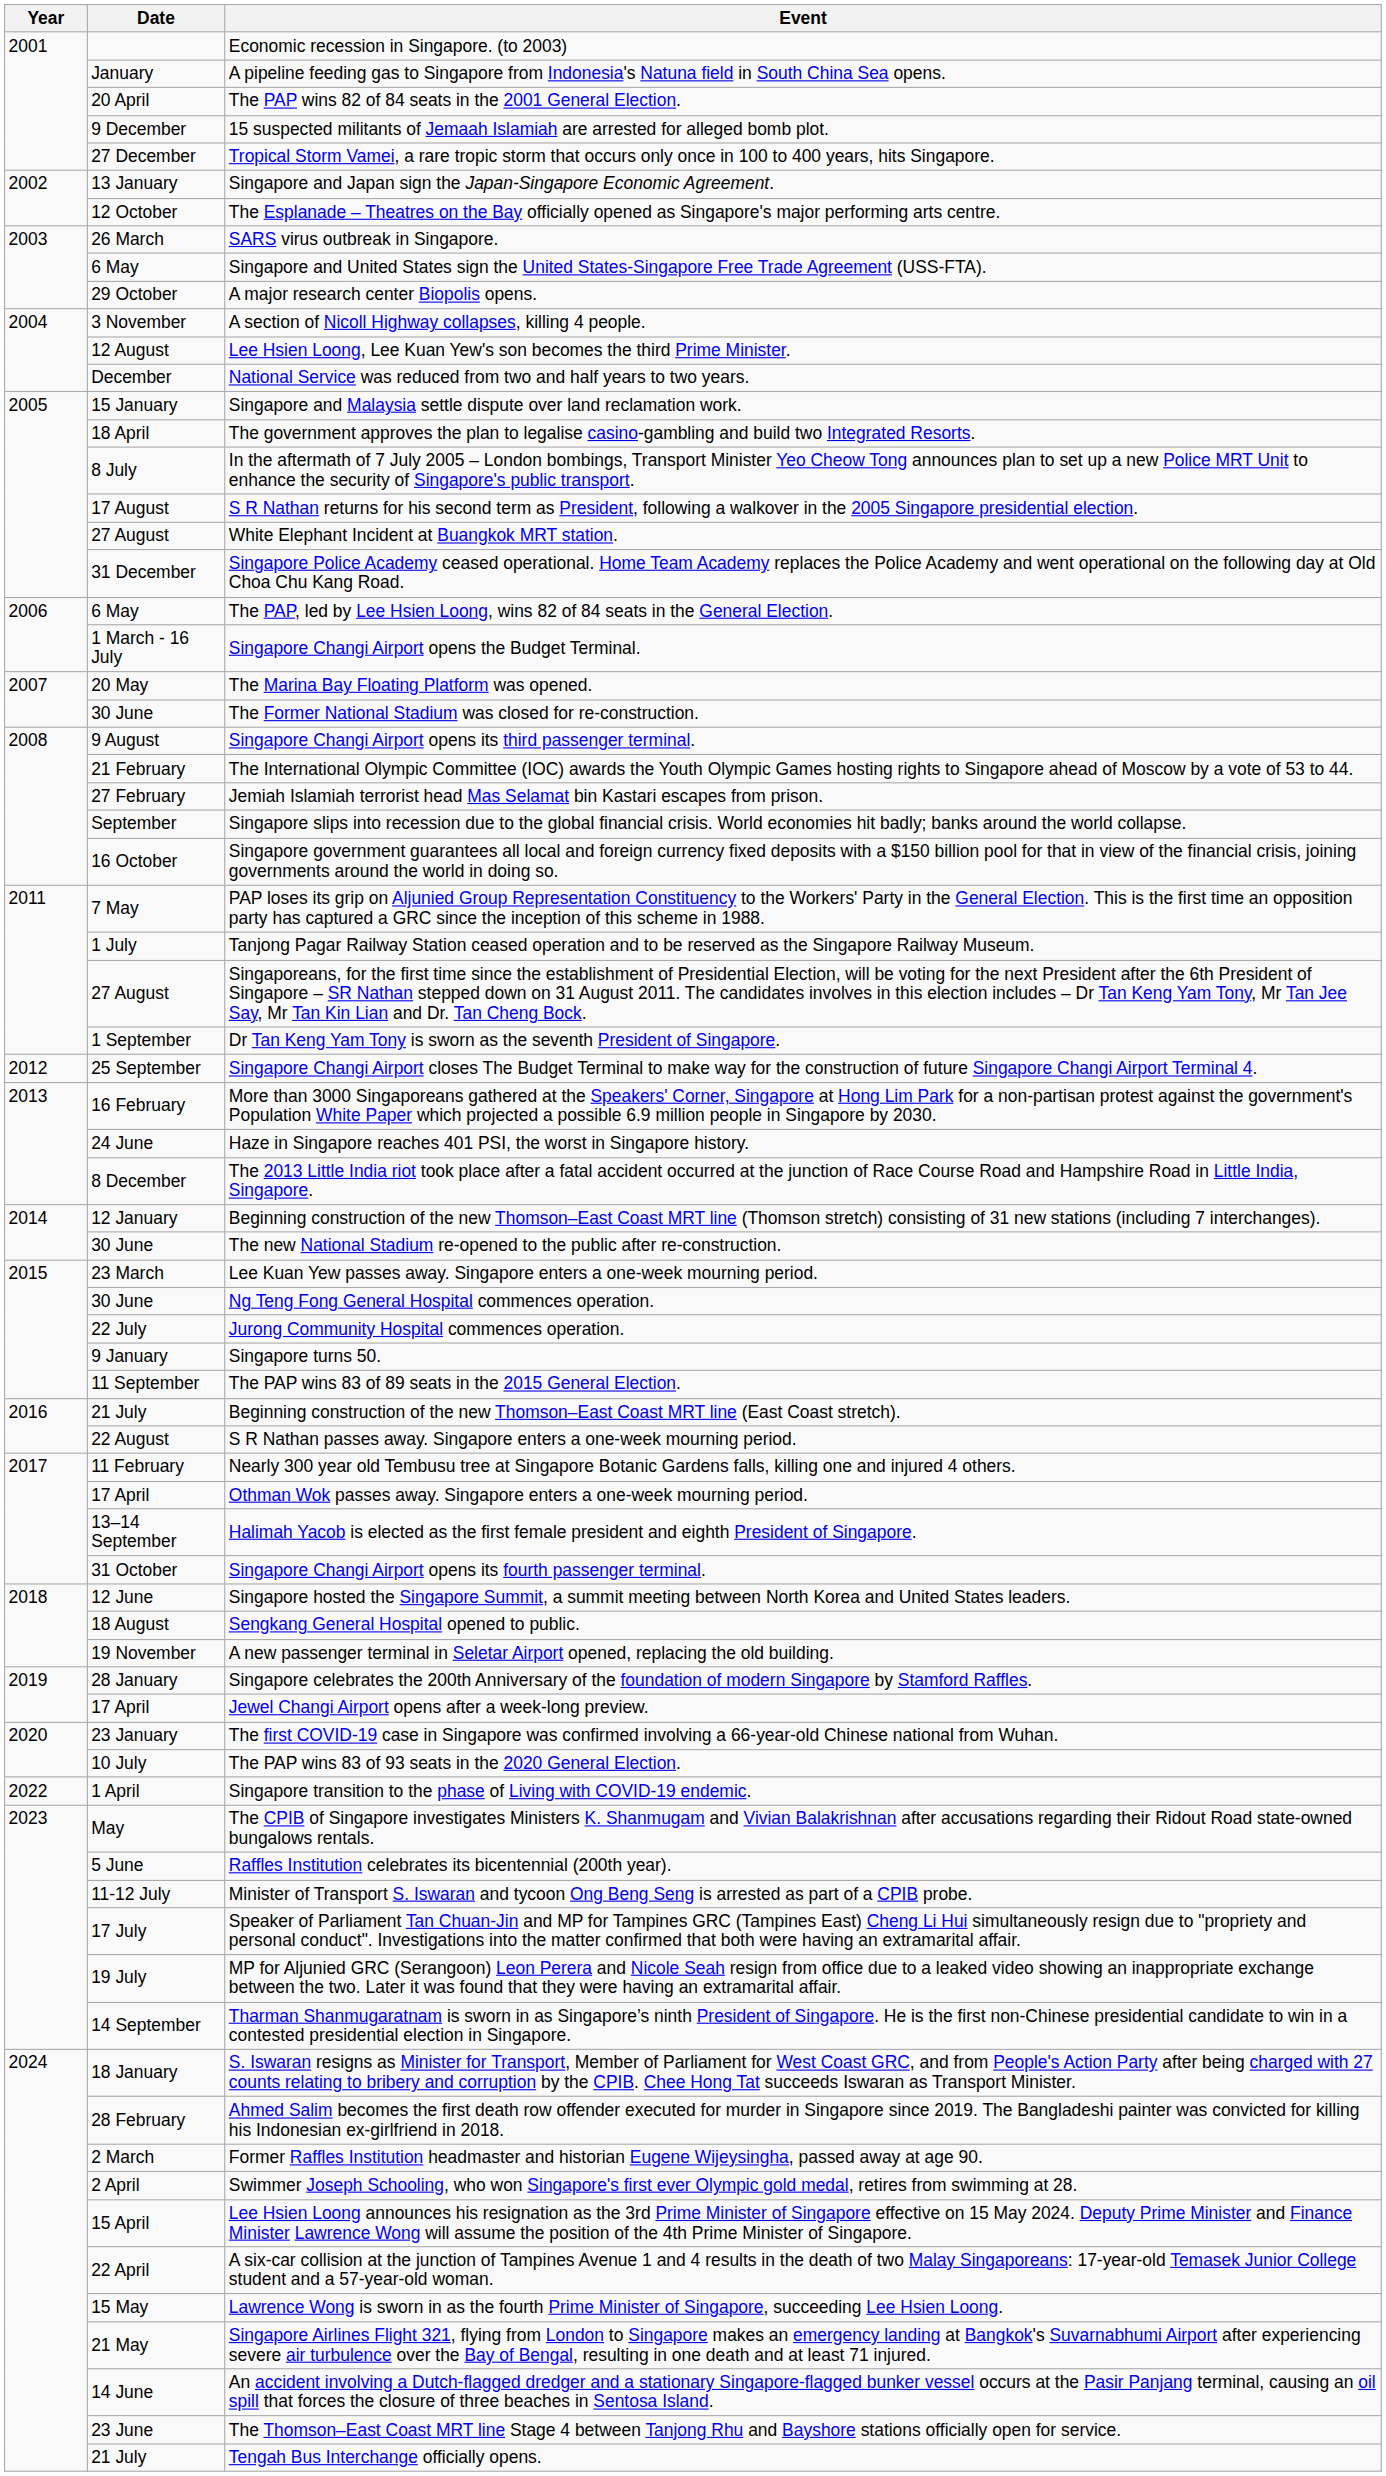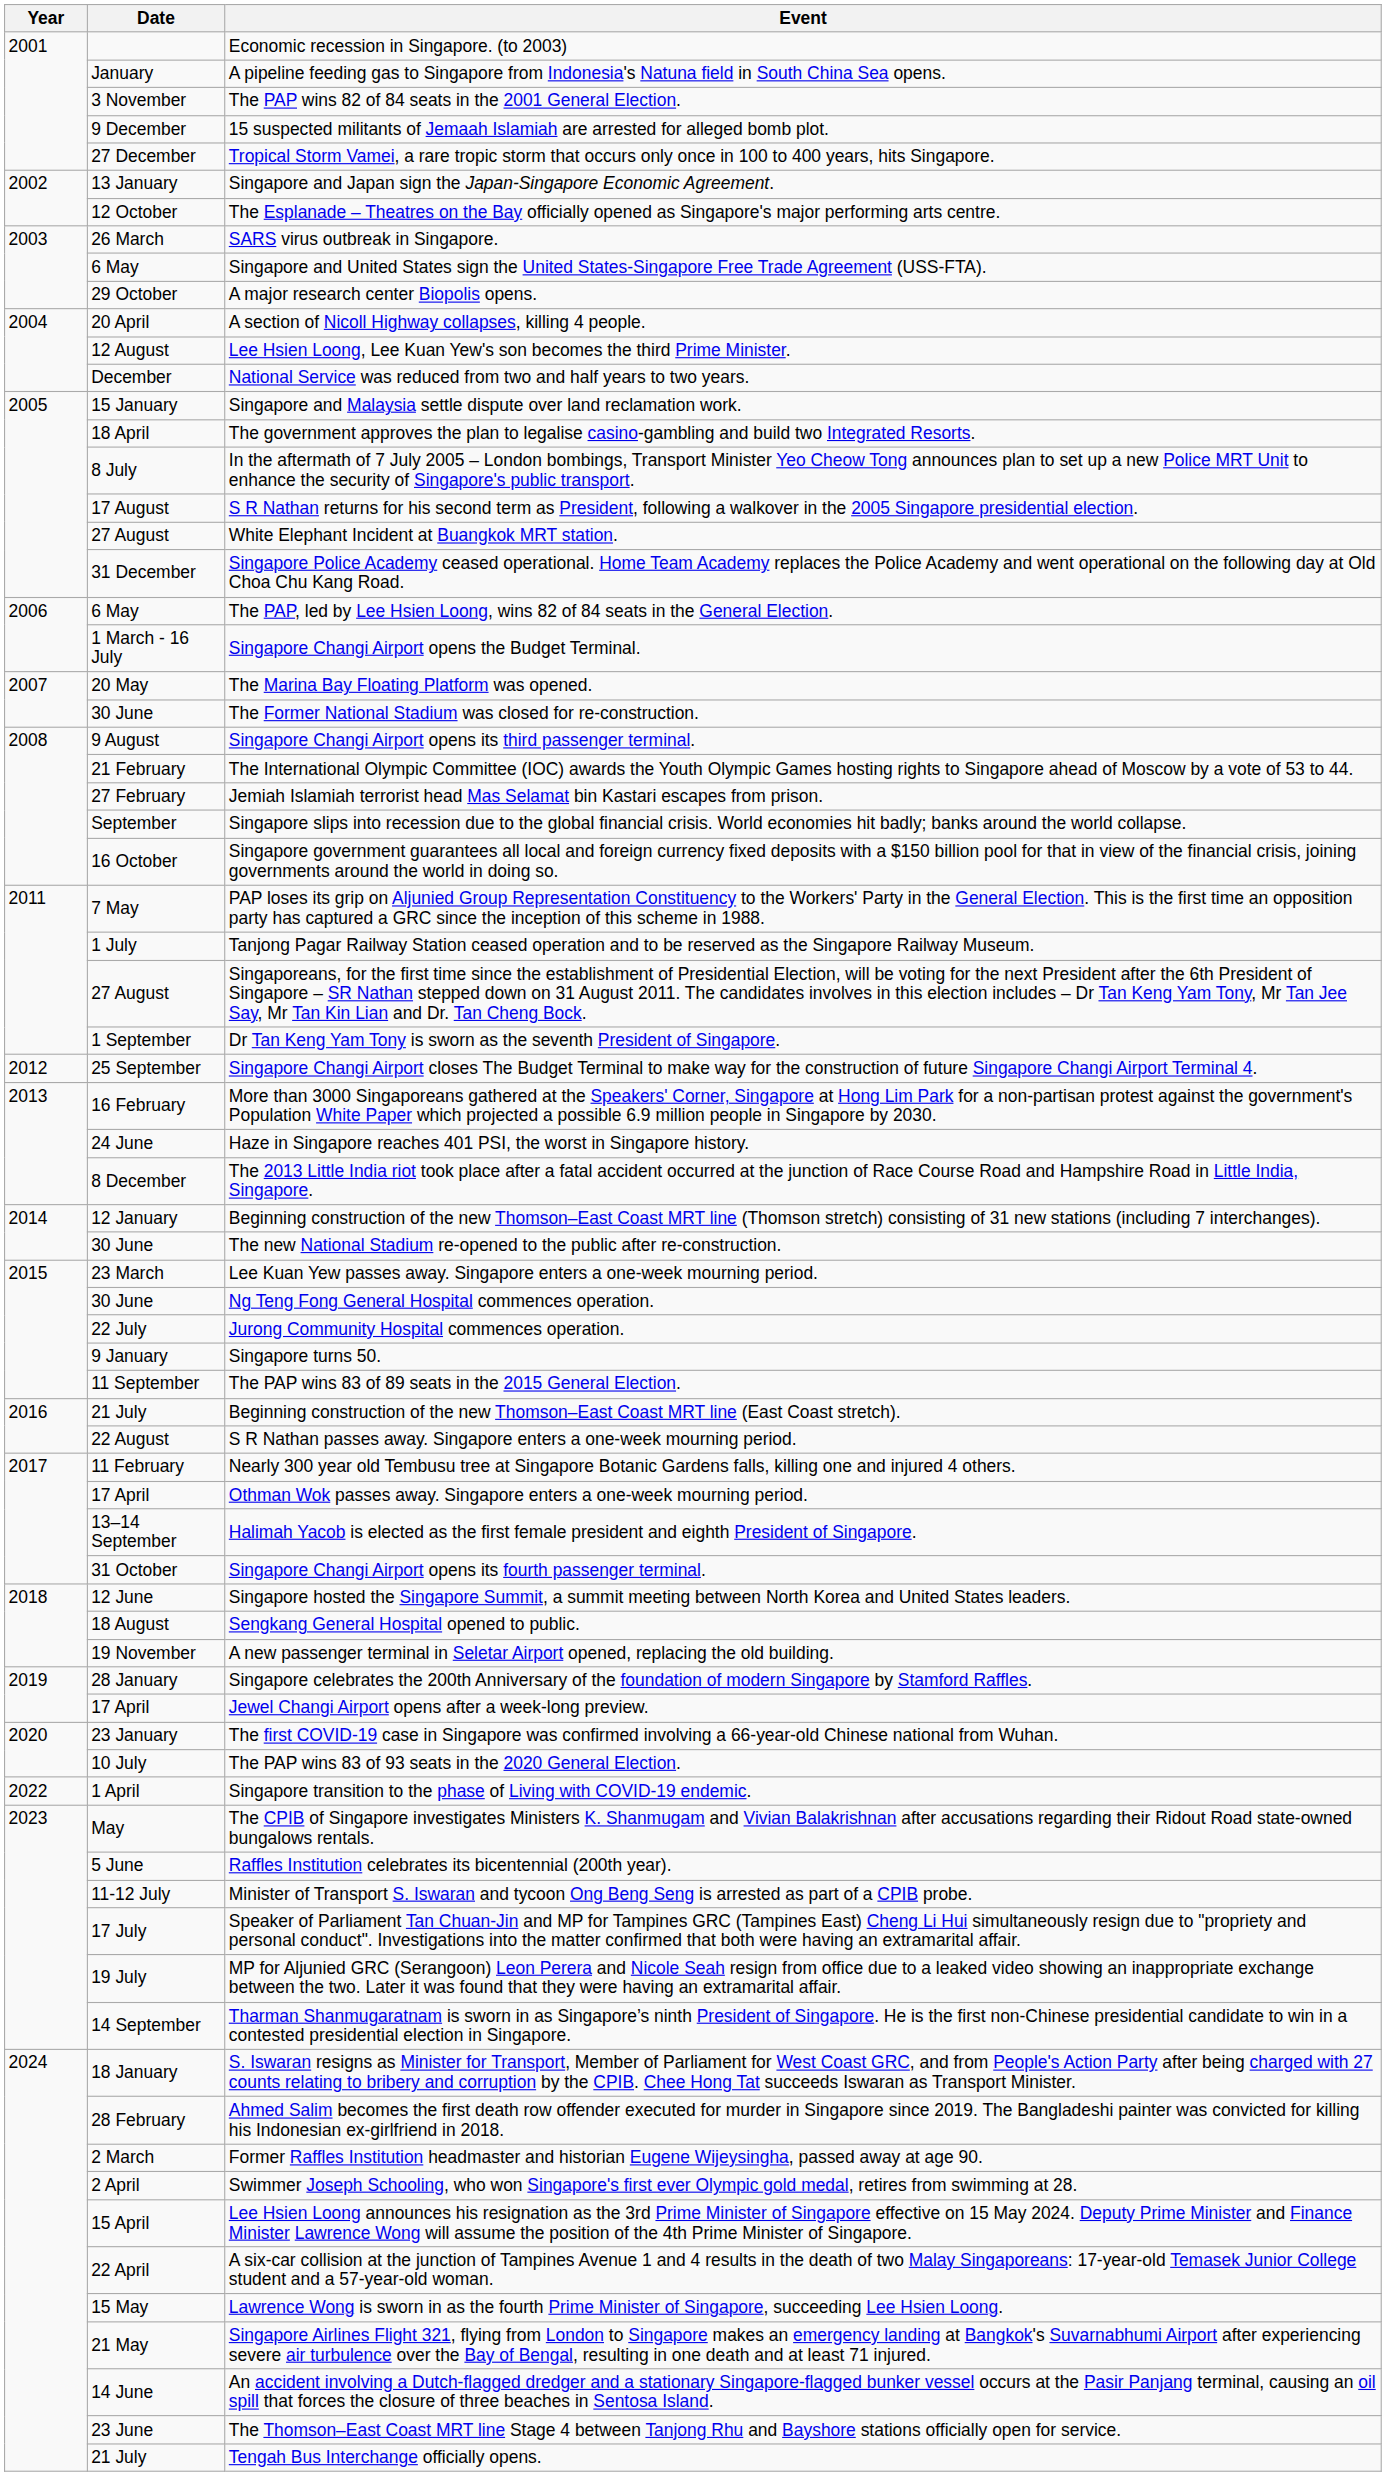(120, 101) 20 April -> (139, 101) 3 November
(139, 322) 3 November -> (120, 322) 20 April
